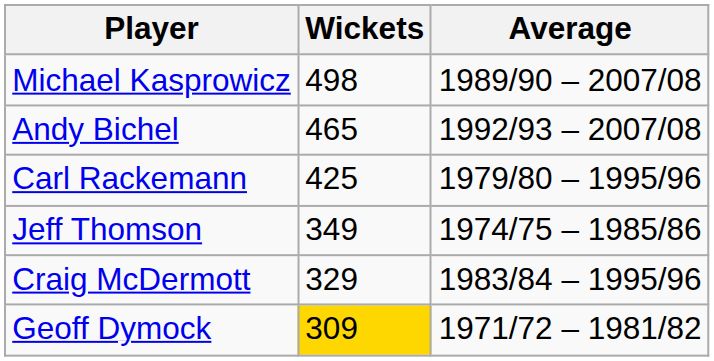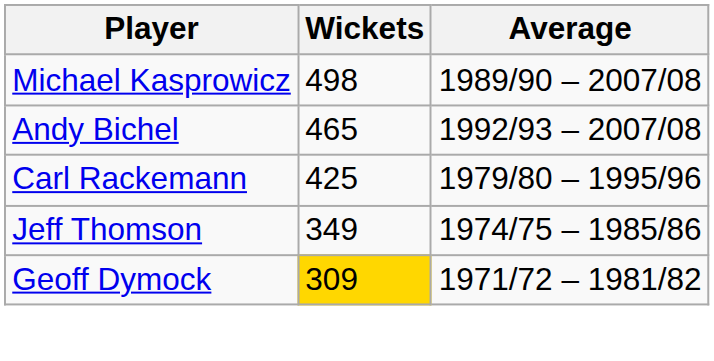- row: (131, 279)
